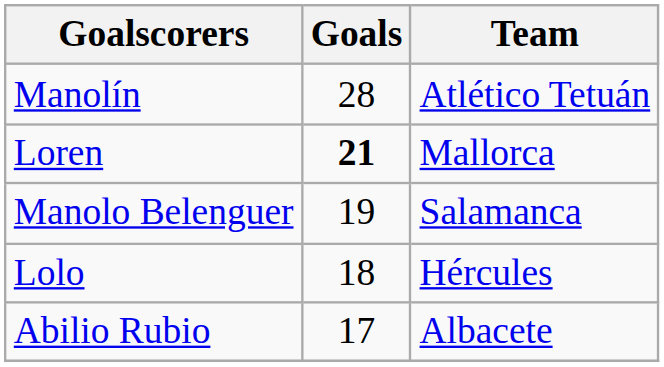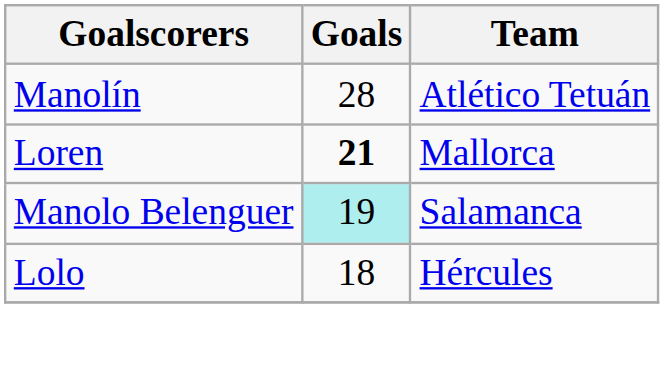(357, 212) no background -> (357, 212) paleturquoise background
- row: (112, 331)
